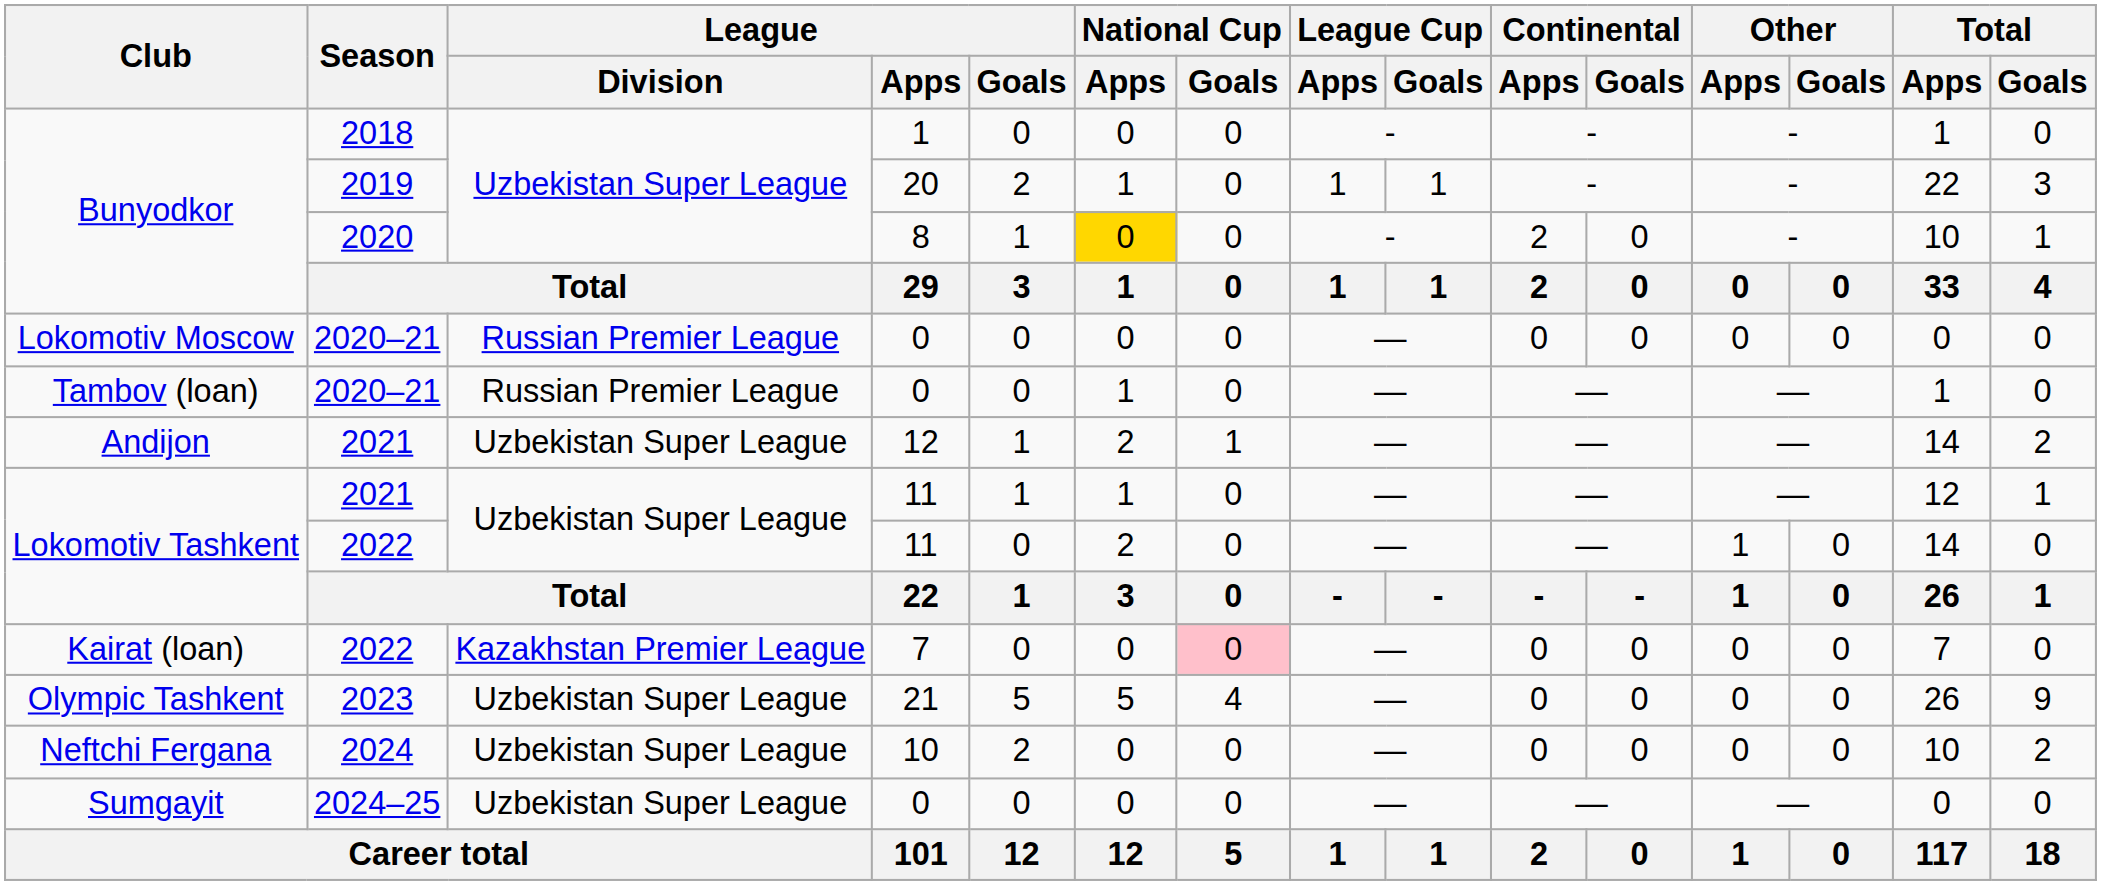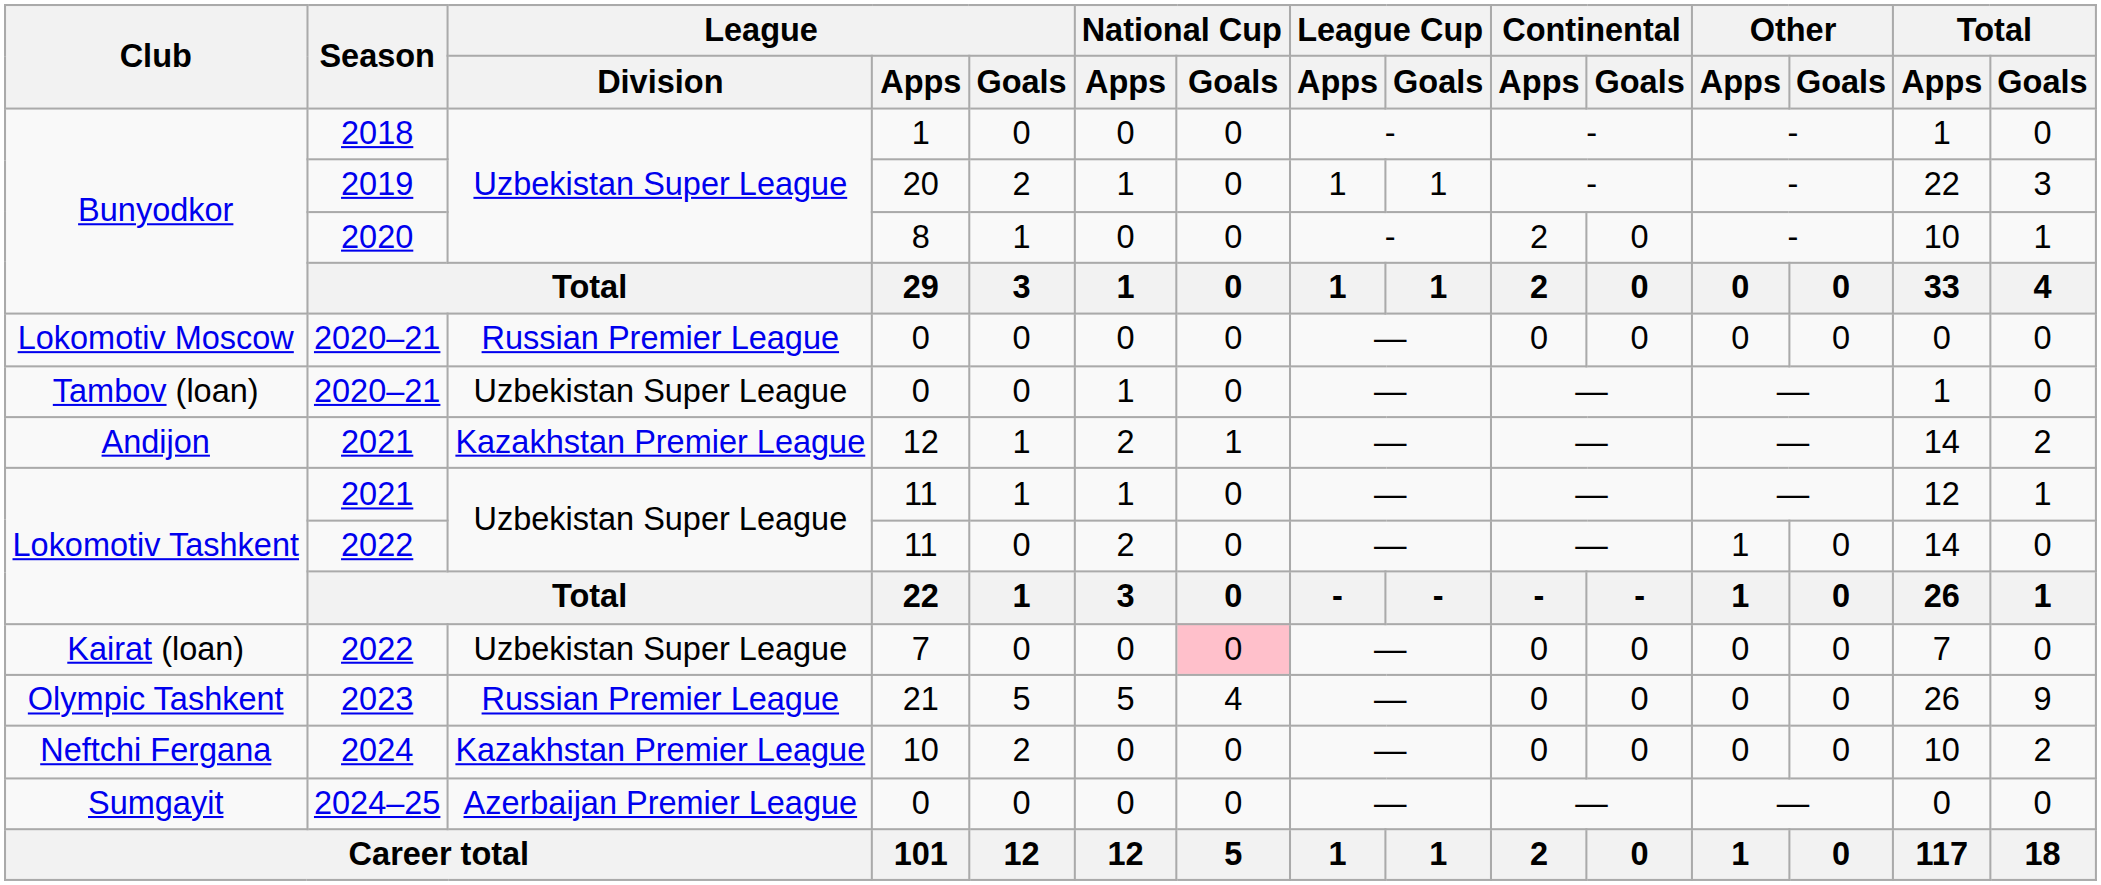(1126, 236) gold background -> (1126, 236) no background
(660, 390) Russian Premier League -> (660, 390) Uzbekistan Super League
(660, 442) Uzbekistan Super League -> (660, 442) Kazakhstan Premier League
(660, 648) Kazakhstan Premier League -> (660, 648) Uzbekistan Super League
(660, 699) Uzbekistan Super League -> (660, 699) Russian Premier League
(660, 751) Uzbekistan Super League -> (660, 751) Kazakhstan Premier League
(660, 802) Uzbekistan Super League -> (660, 802) Azerbaijan Premier League
